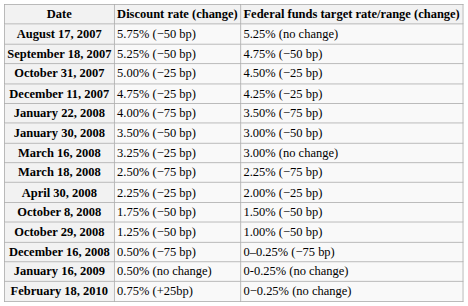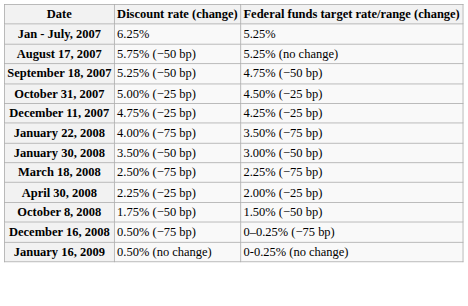+ row: (59, 34)
- row: (59, 152)
- row: (59, 232)
- row: (59, 291)
